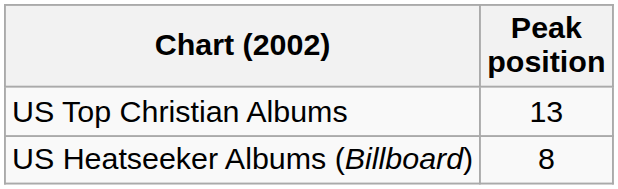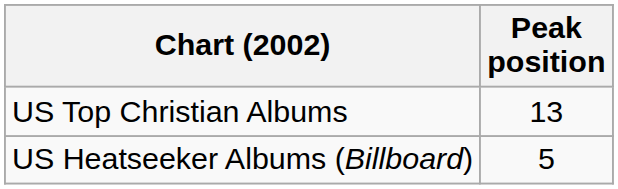(546, 159) 8 -> (546, 159) 5
